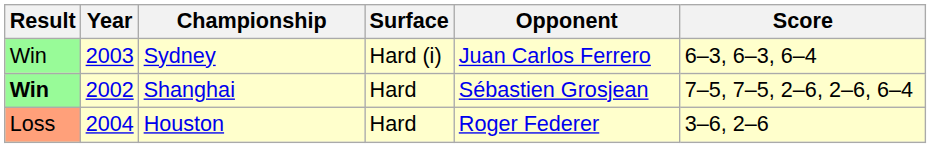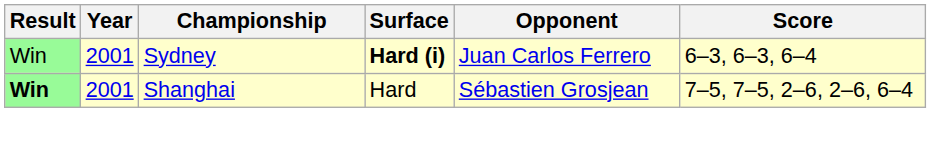(110, 55) 2003 -> (110, 55) 2001
(406, 55) normal -> (407, 55) bold
(110, 90) 2002 -> (110, 90) 2001
- row: (184, 124)
